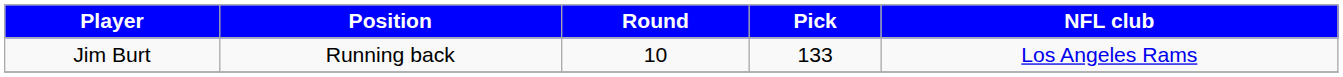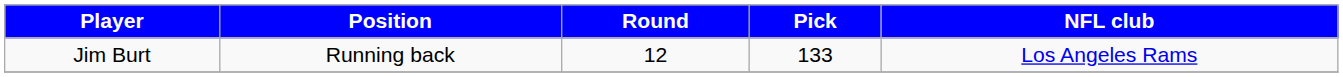(655, 54) 10 -> (655, 54) 12
